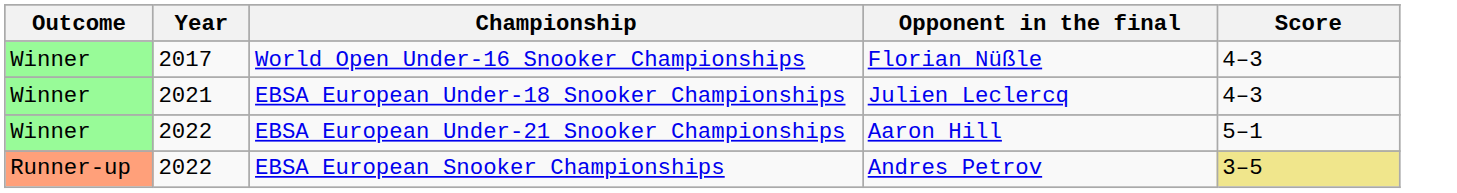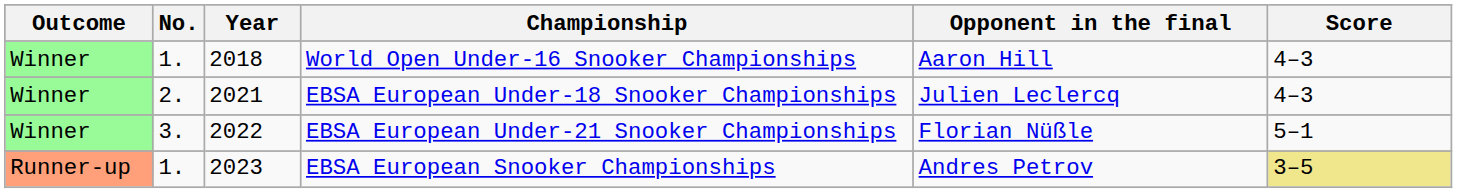+ column: (179, 23)
(185, 60) 2017 -> (236, 60) 2018
(955, 60) Florian Nüßle -> (986, 60) Aaron Hill
(935, 132) Aaron Hill -> (1006, 132) Florian Nüßle
(185, 169) 2022 -> (236, 169) 2023
